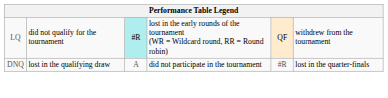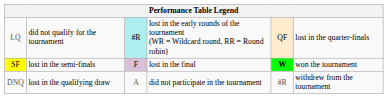(324, 38) withdrew from the tournament -> (332, 38) lost in the quarter-finals
+ row: (15, 65)
(332, 65) lost in the quarter-finals -> (324, 83) withdrew from the tournament
